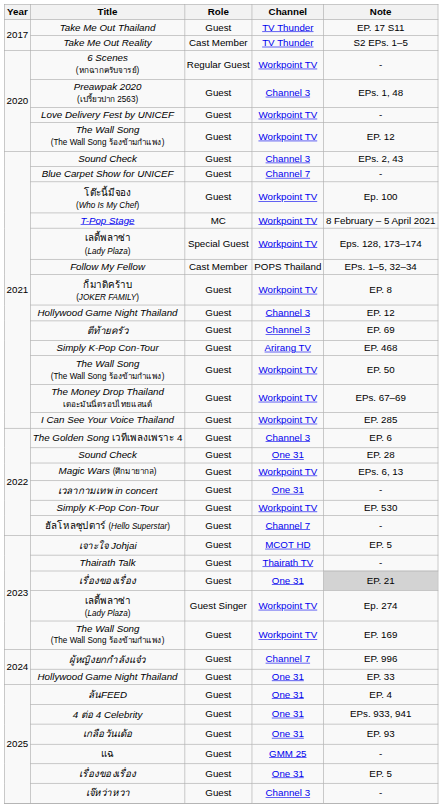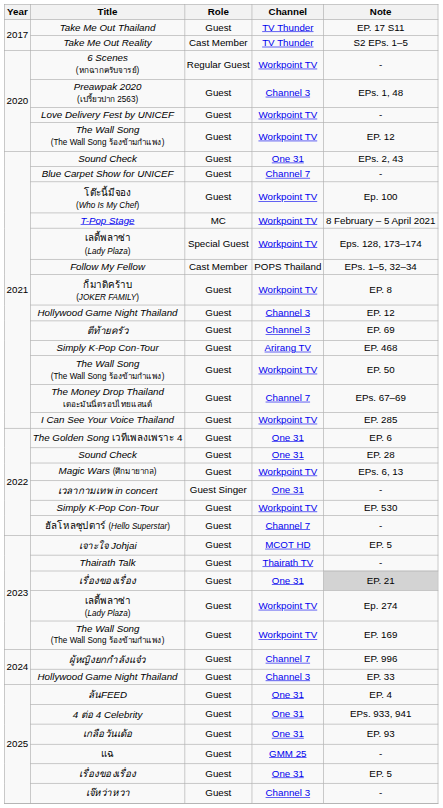(288, 159) Channel 3 -> (288, 159) One 31
(288, 398) Workpoint TV -> (288, 398) Channel 7
(288, 438) Channel 3 -> (288, 438) One 31
(218, 490) Guest -> (218, 490) Guest Singer
(218, 605) Guest Singer -> (218, 605) Guest
(288, 677) One 31 -> (288, 677) Channel 3
